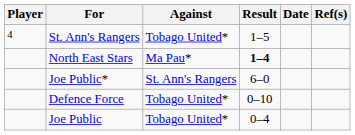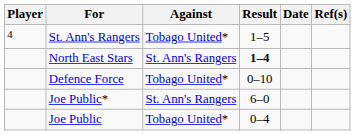(168, 58) Ma Pau* -> (191, 58) St. Ann's Rangers
rows swapped: (86, 99) <-> (78, 79)
